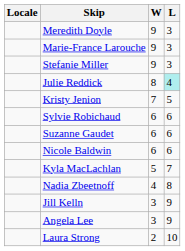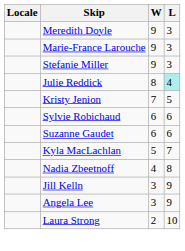- row: (77, 151)
